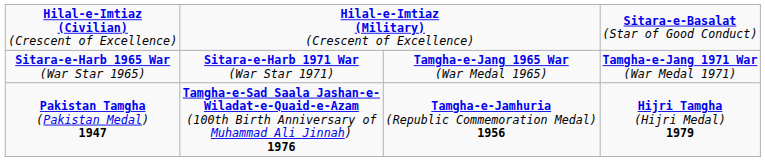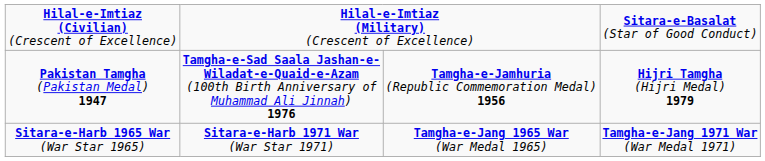rows swapped: (93, 67) <-> (93, 120)
